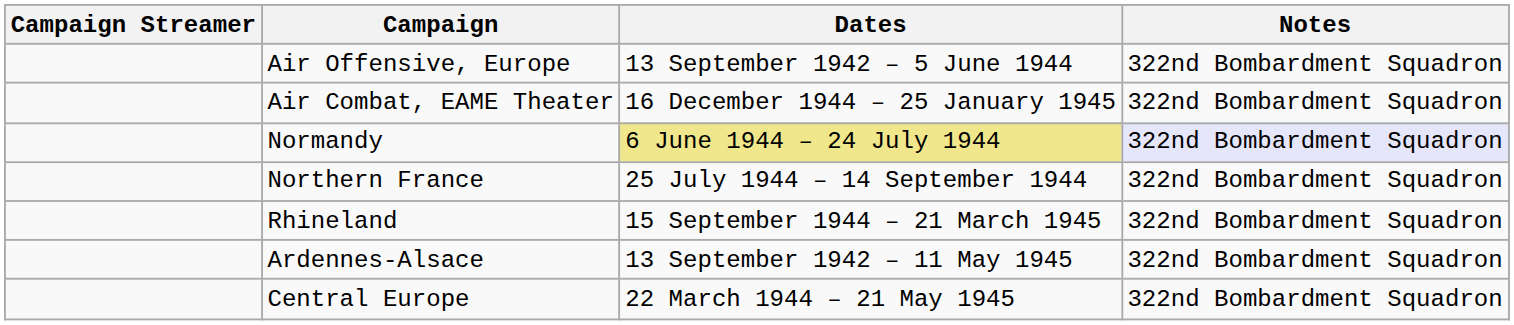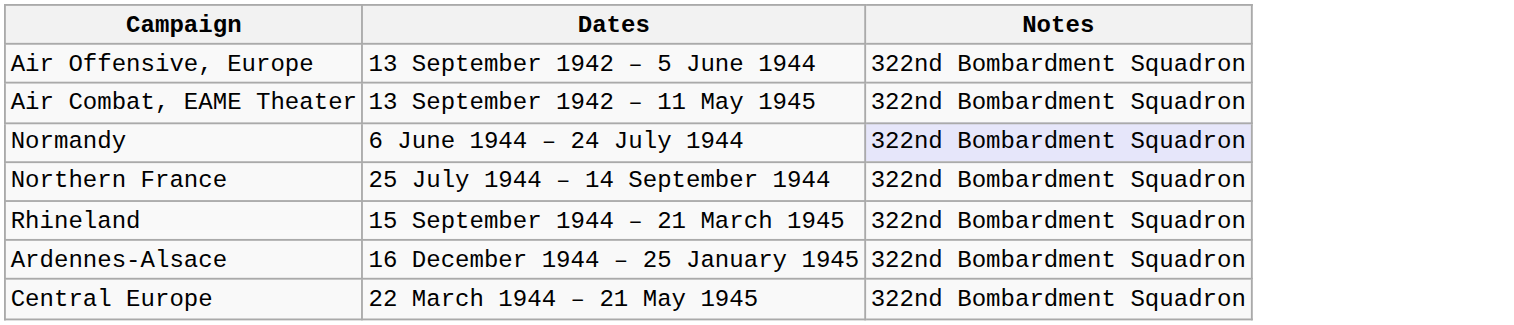- column: (133, 25)
(871, 103) 16 December 1944 – 25 January 1945 -> (592, 103) 13 September 1942 – 11 May 1945
(813, 142) khaki background -> (556, 142) no background
(849, 260) 13 September 1942 – 11 May 1945 -> (614, 260) 16 December 1944 – 25 January 1945
